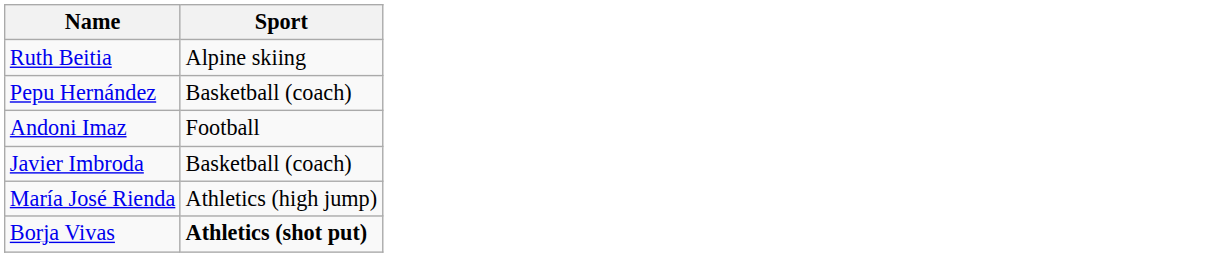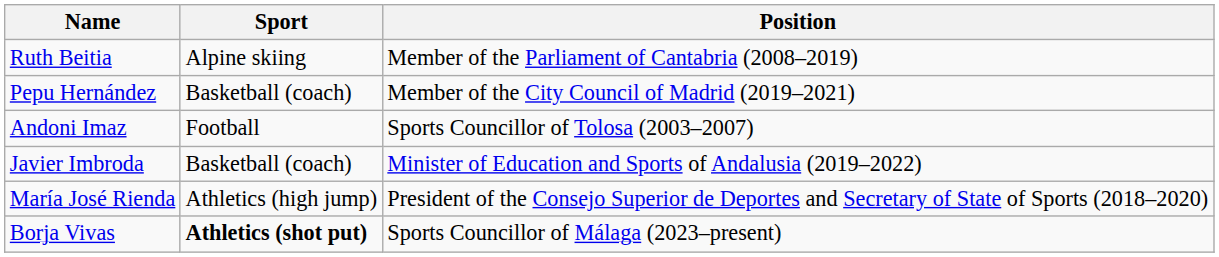+ column: (798, 22)
